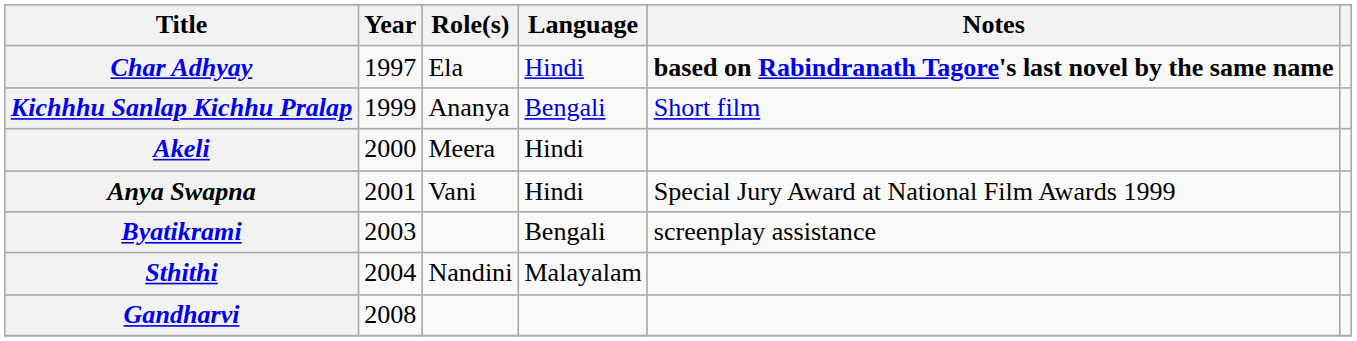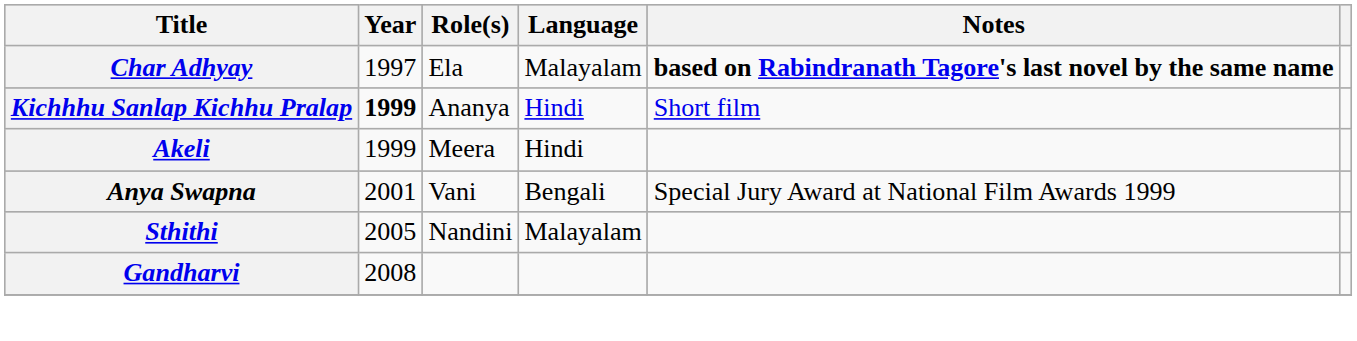(554, 66) Hindi -> (583, 66) Malayalam
(390, 107) normal -> (390, 107) bold
(565, 107) Bengali -> (554, 107) Hindi
(390, 149) 2000 -> (390, 149) 1999
(554, 190) Hindi -> (565, 190) Bengali
- row: (181, 231)
(390, 273) 2004 -> (390, 231) 2005
